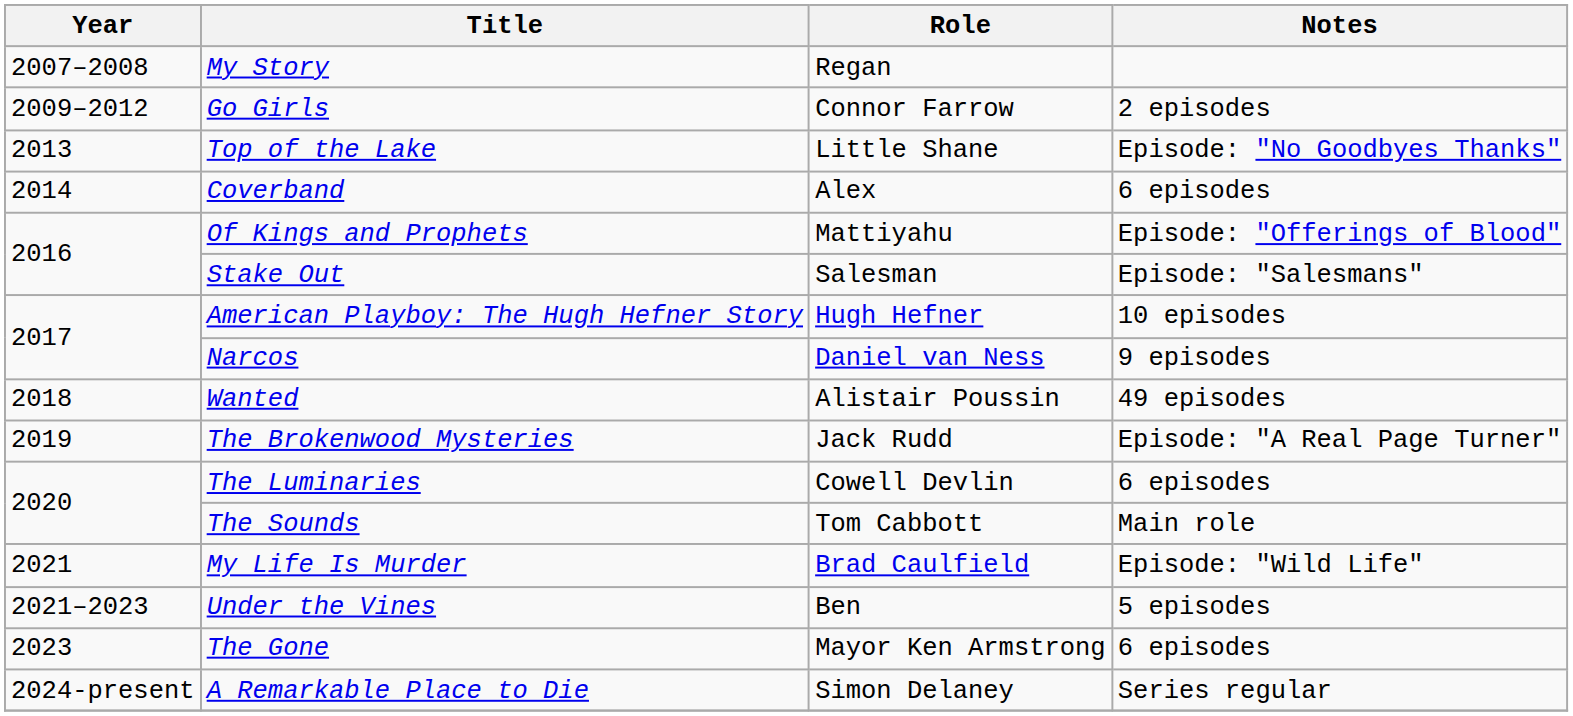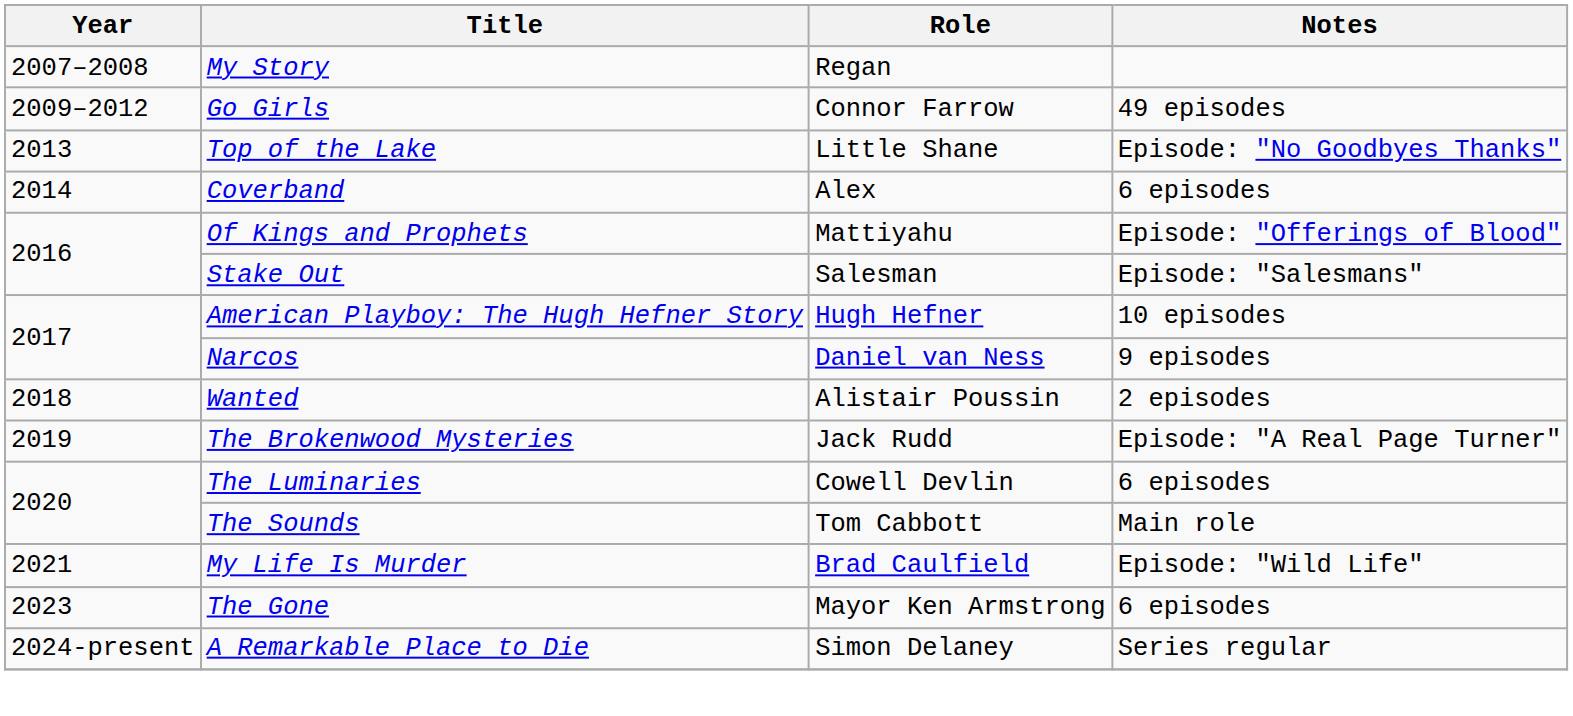(1194, 109) 2 episodes -> (1202, 109) 49 episodes
(1202, 399) 49 episodes -> (1194, 399) 2 episodes
- row: (321, 607)
